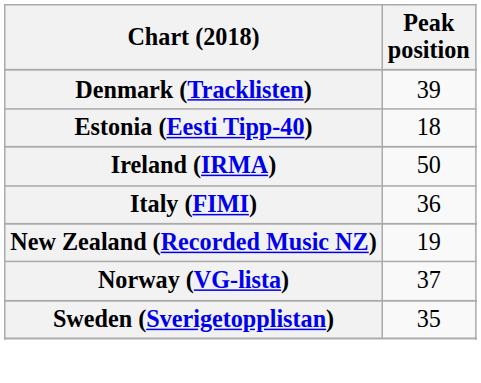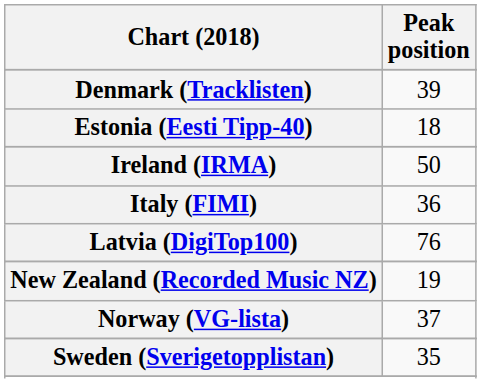+ row: (194, 242)
